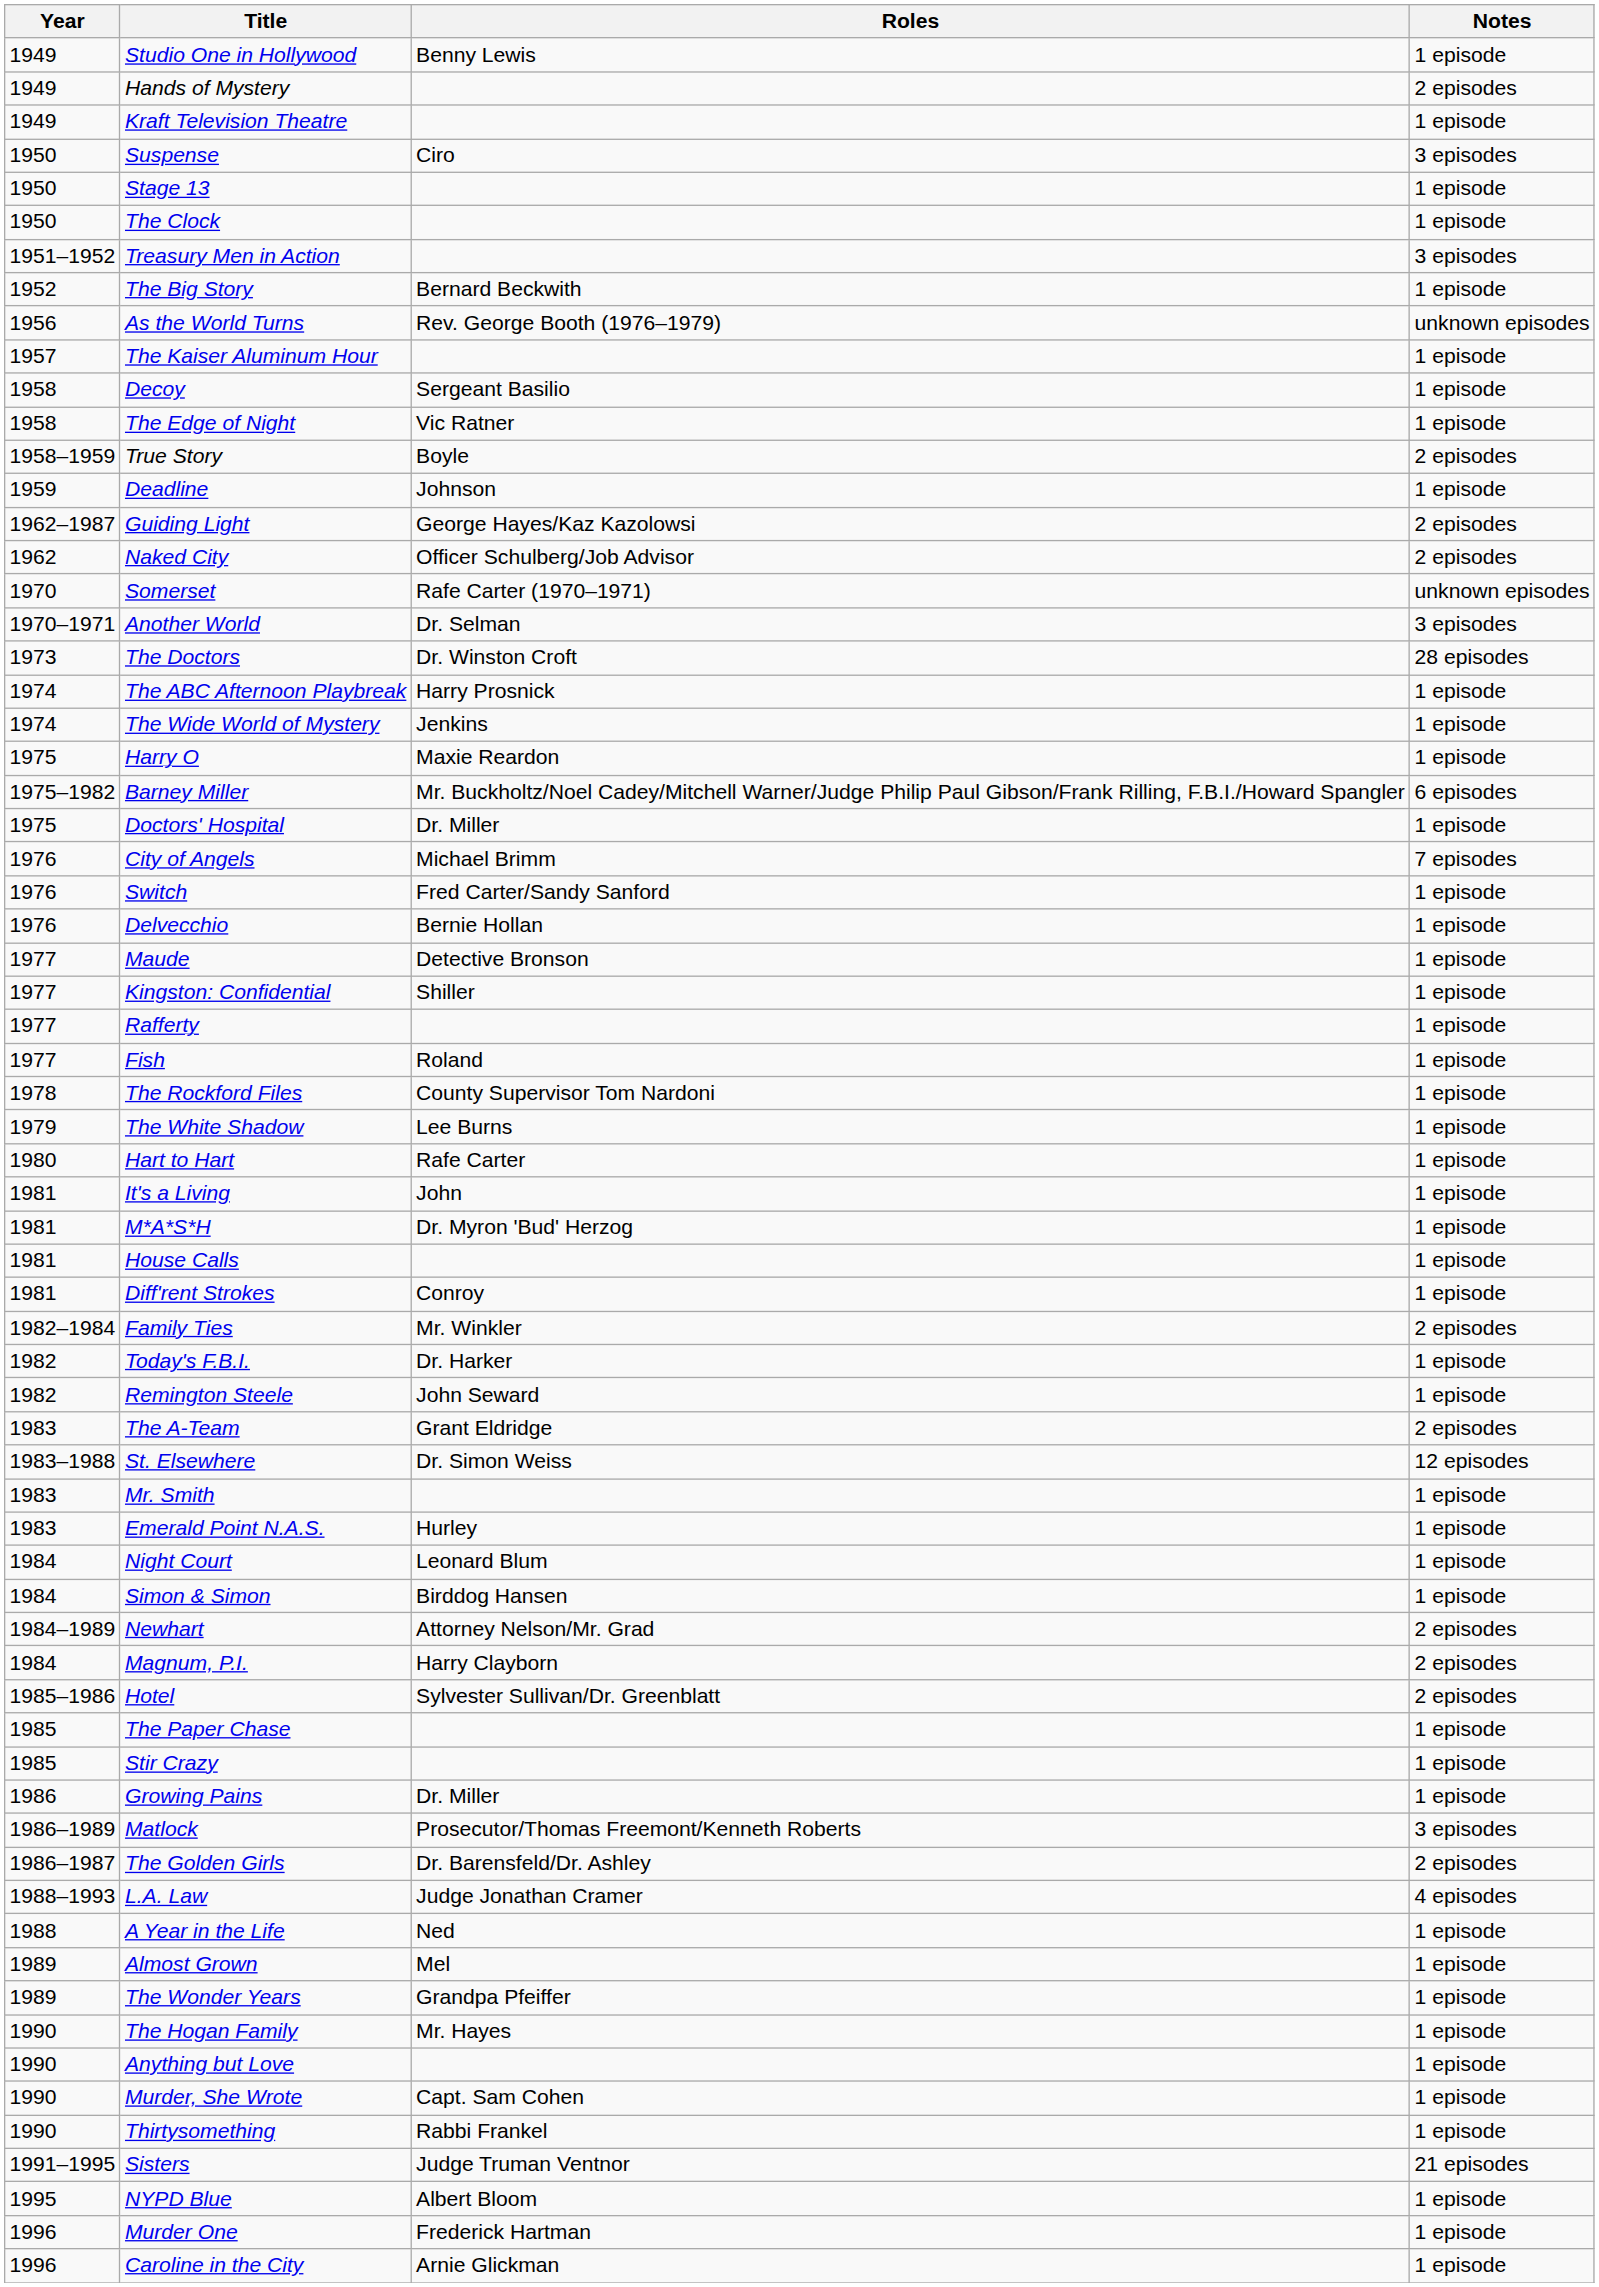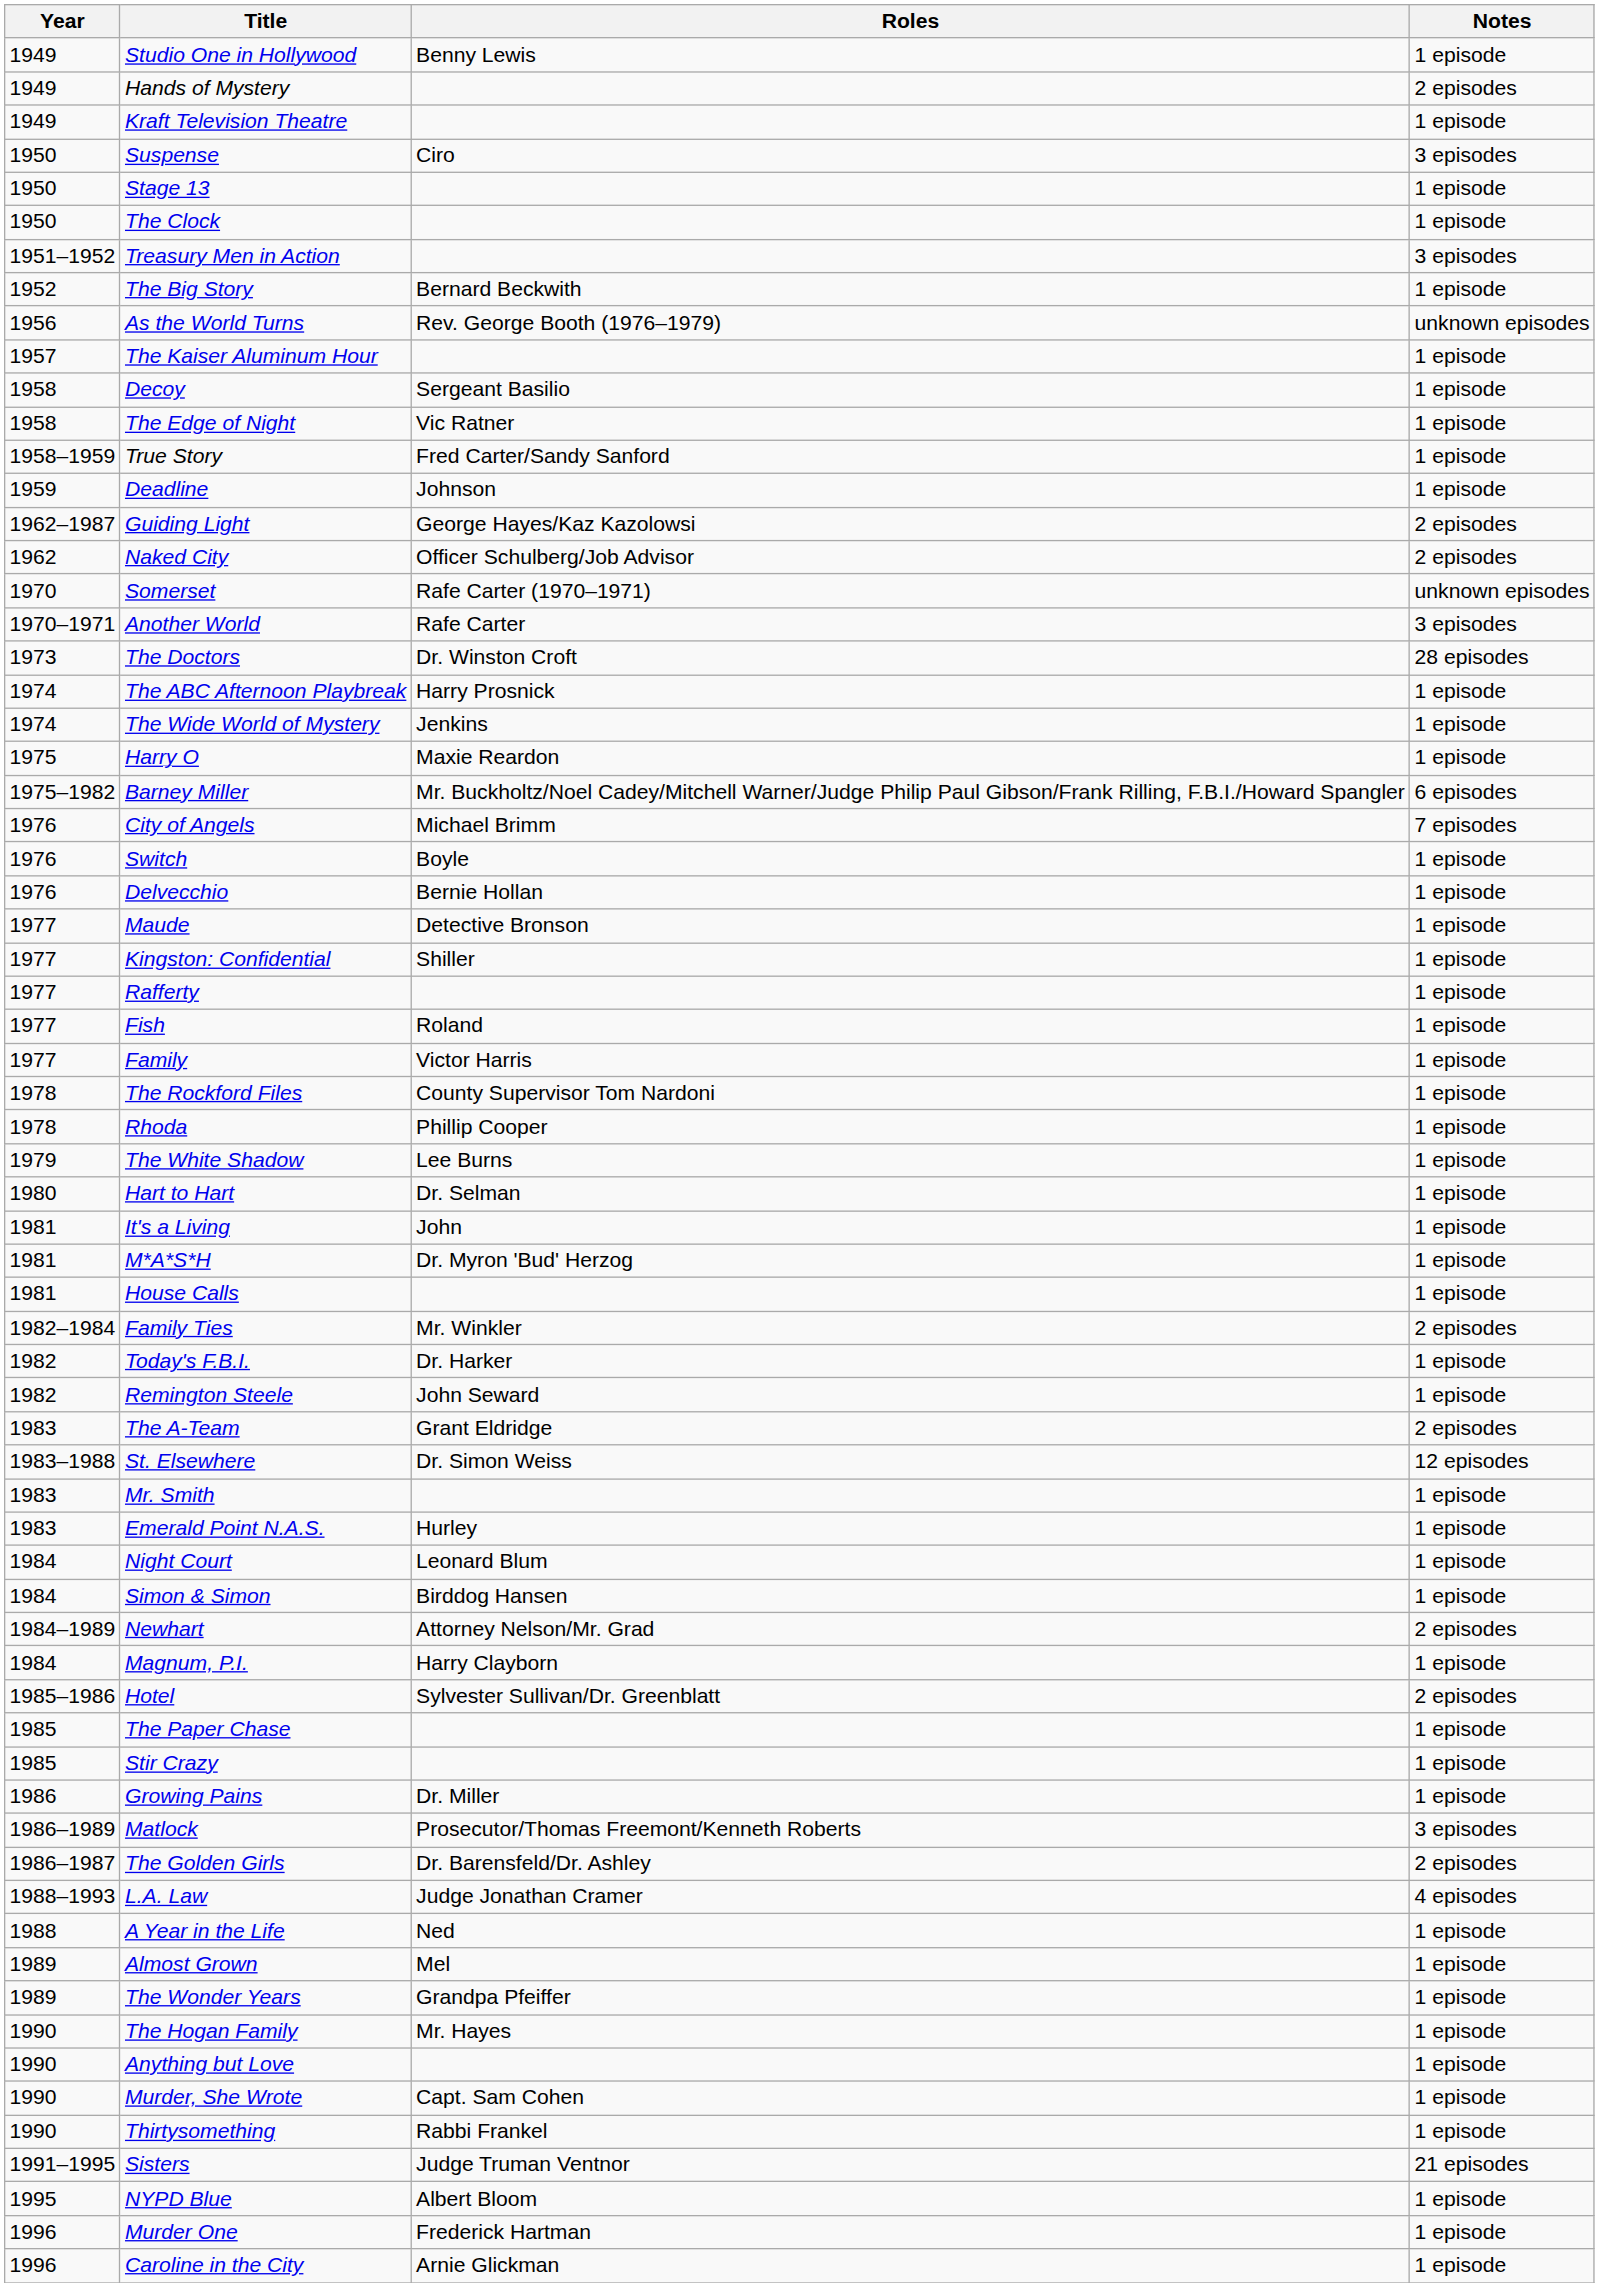(443, 456) Boyle -> (543, 456) Fred Carter/Sandy Sanford
(1466, 456) 2 episodes -> (1460, 456) 1 episode
(468, 624) Dr. Selman -> (471, 624) Rafe Carter
- row: (204, 825)
(543, 892) Fred Carter/Sandy Sanford -> (443, 858) Boyle
+ row: (156, 1059)
+ row: (156, 1126)
(471, 1160) Rafe Carter -> (468, 1193) Dr. Selman
- row: (200, 1294)
(1466, 1662) 2 episodes -> (1460, 1662) 1 episode
